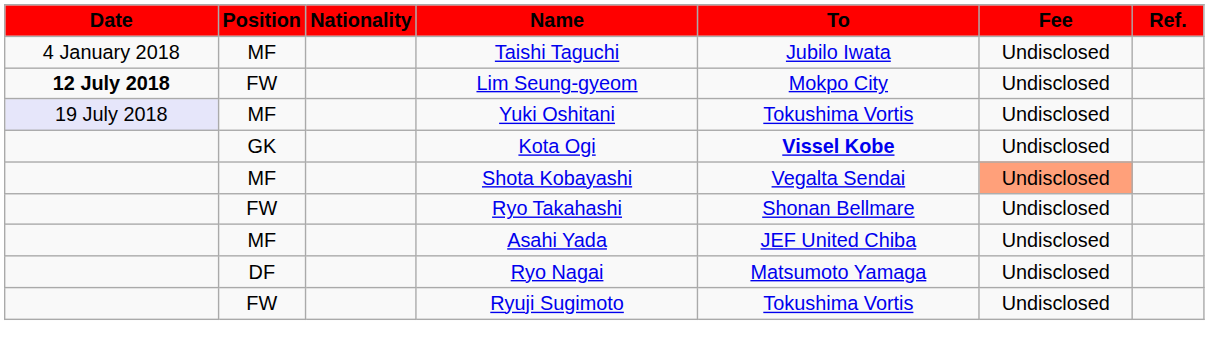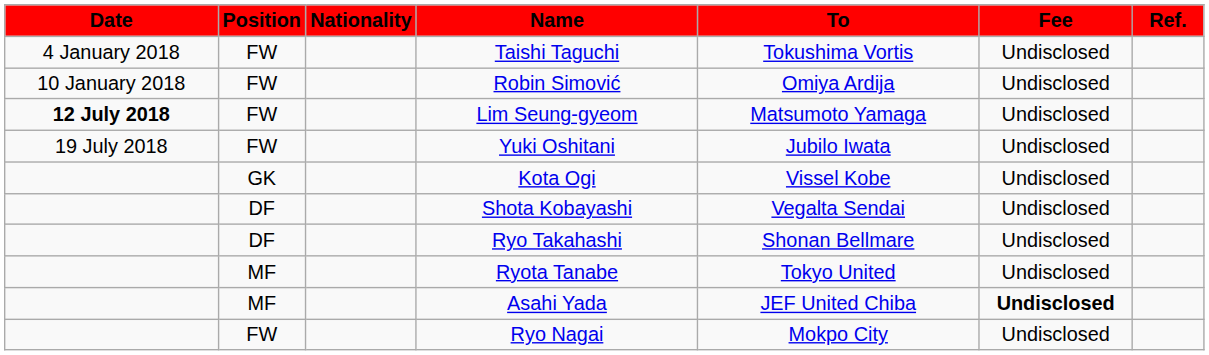(262, 52) MF -> (262, 52) FW
(838, 52) Jubilo Iwata -> (838, 52) Tokushima Vortis
+ row: (557, 84)
(838, 84) Mokpo City -> (838, 115) Matsumoto Yamaga
(111, 115) lavender background -> (111, 146) no background
(262, 115) MF -> (262, 146) FW
(838, 115) Tokushima Vortis -> (838, 146) Jubilo Iwata
(838, 146) bold -> (838, 178) normal
(262, 178) MF -> (262, 209) DF
(1056, 178) lightsalmon background -> (1056, 209) no background
(262, 209) FW -> (262, 241) DF
+ row: (557, 272)
(1056, 241) normal -> (1056, 303) bold
(262, 272) DF -> (262, 335) FW
(838, 272) Matsumoto Yamaga -> (838, 335) Mokpo City
- row: (557, 303)
